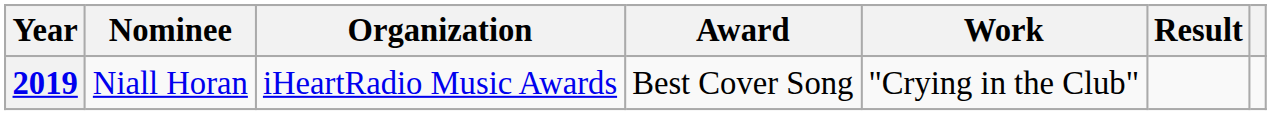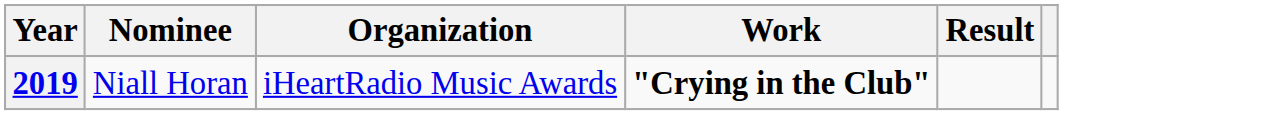- column: (743, 30)
(1004, 82) normal -> (781, 82) bold
